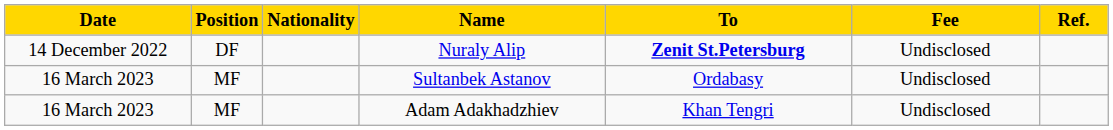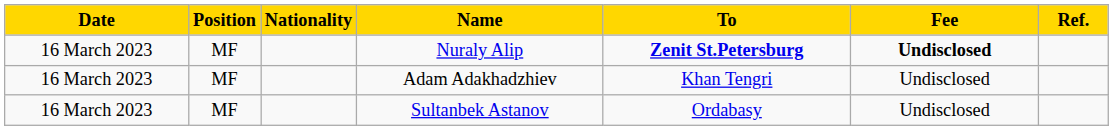(98, 50) 14 December 2022 -> (97, 50) 16 March 2023
(227, 50) DF -> (225, 50) MF
(945, 50) normal -> (945, 50) bold
rows swapped: (482, 80) <-> (482, 110)
